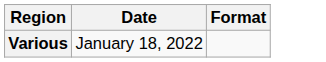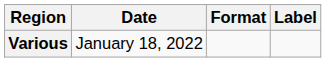+ column: (295, 17)
